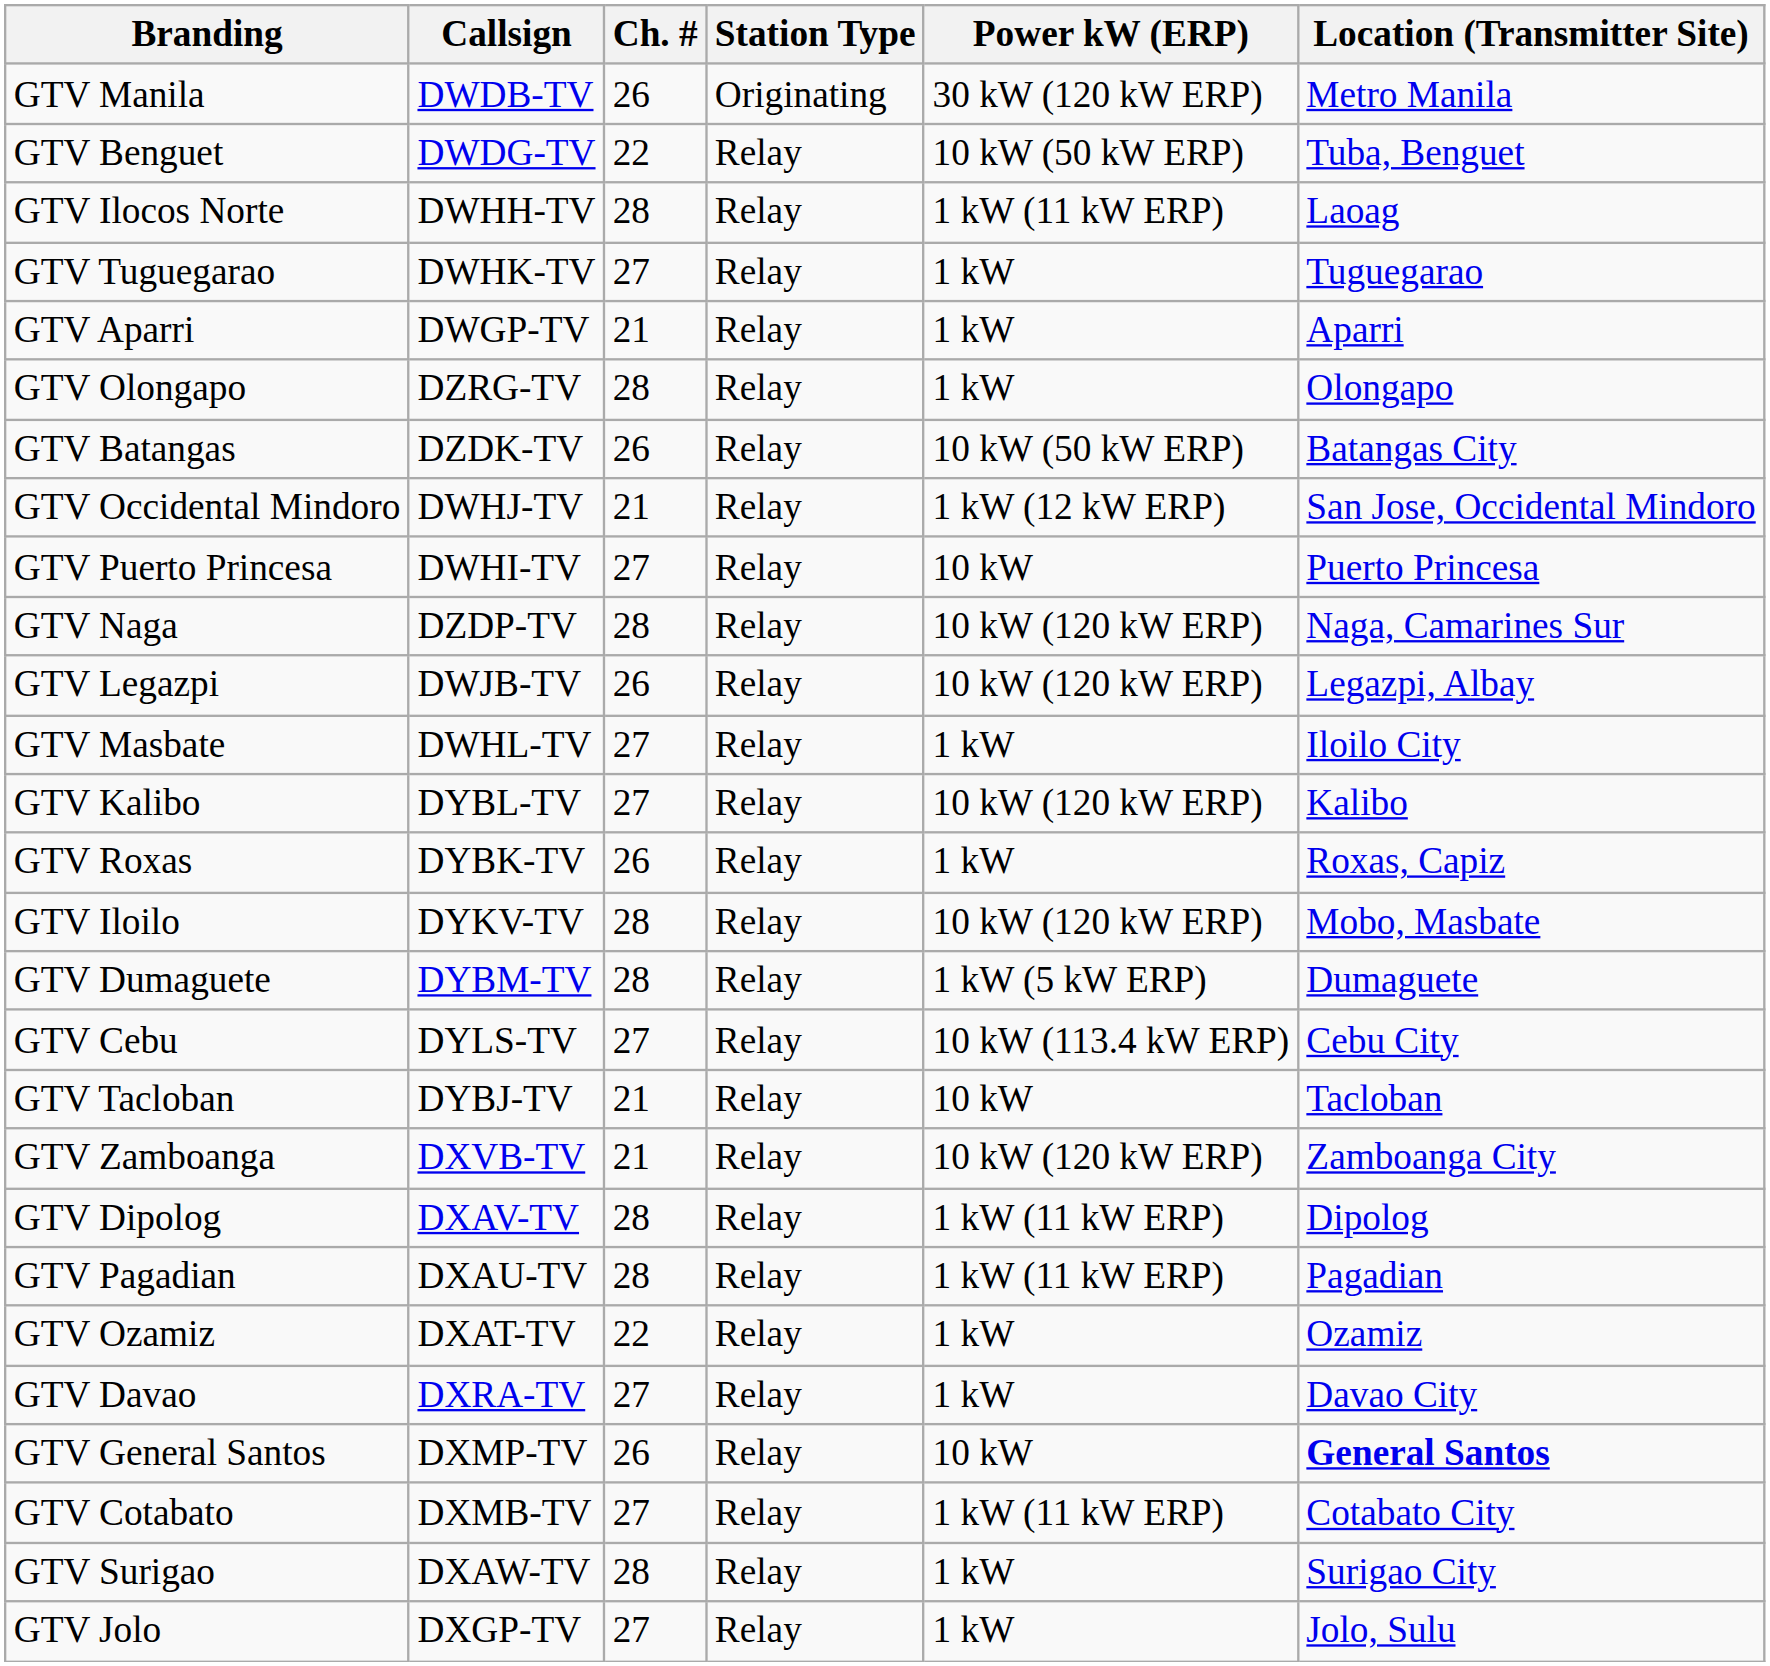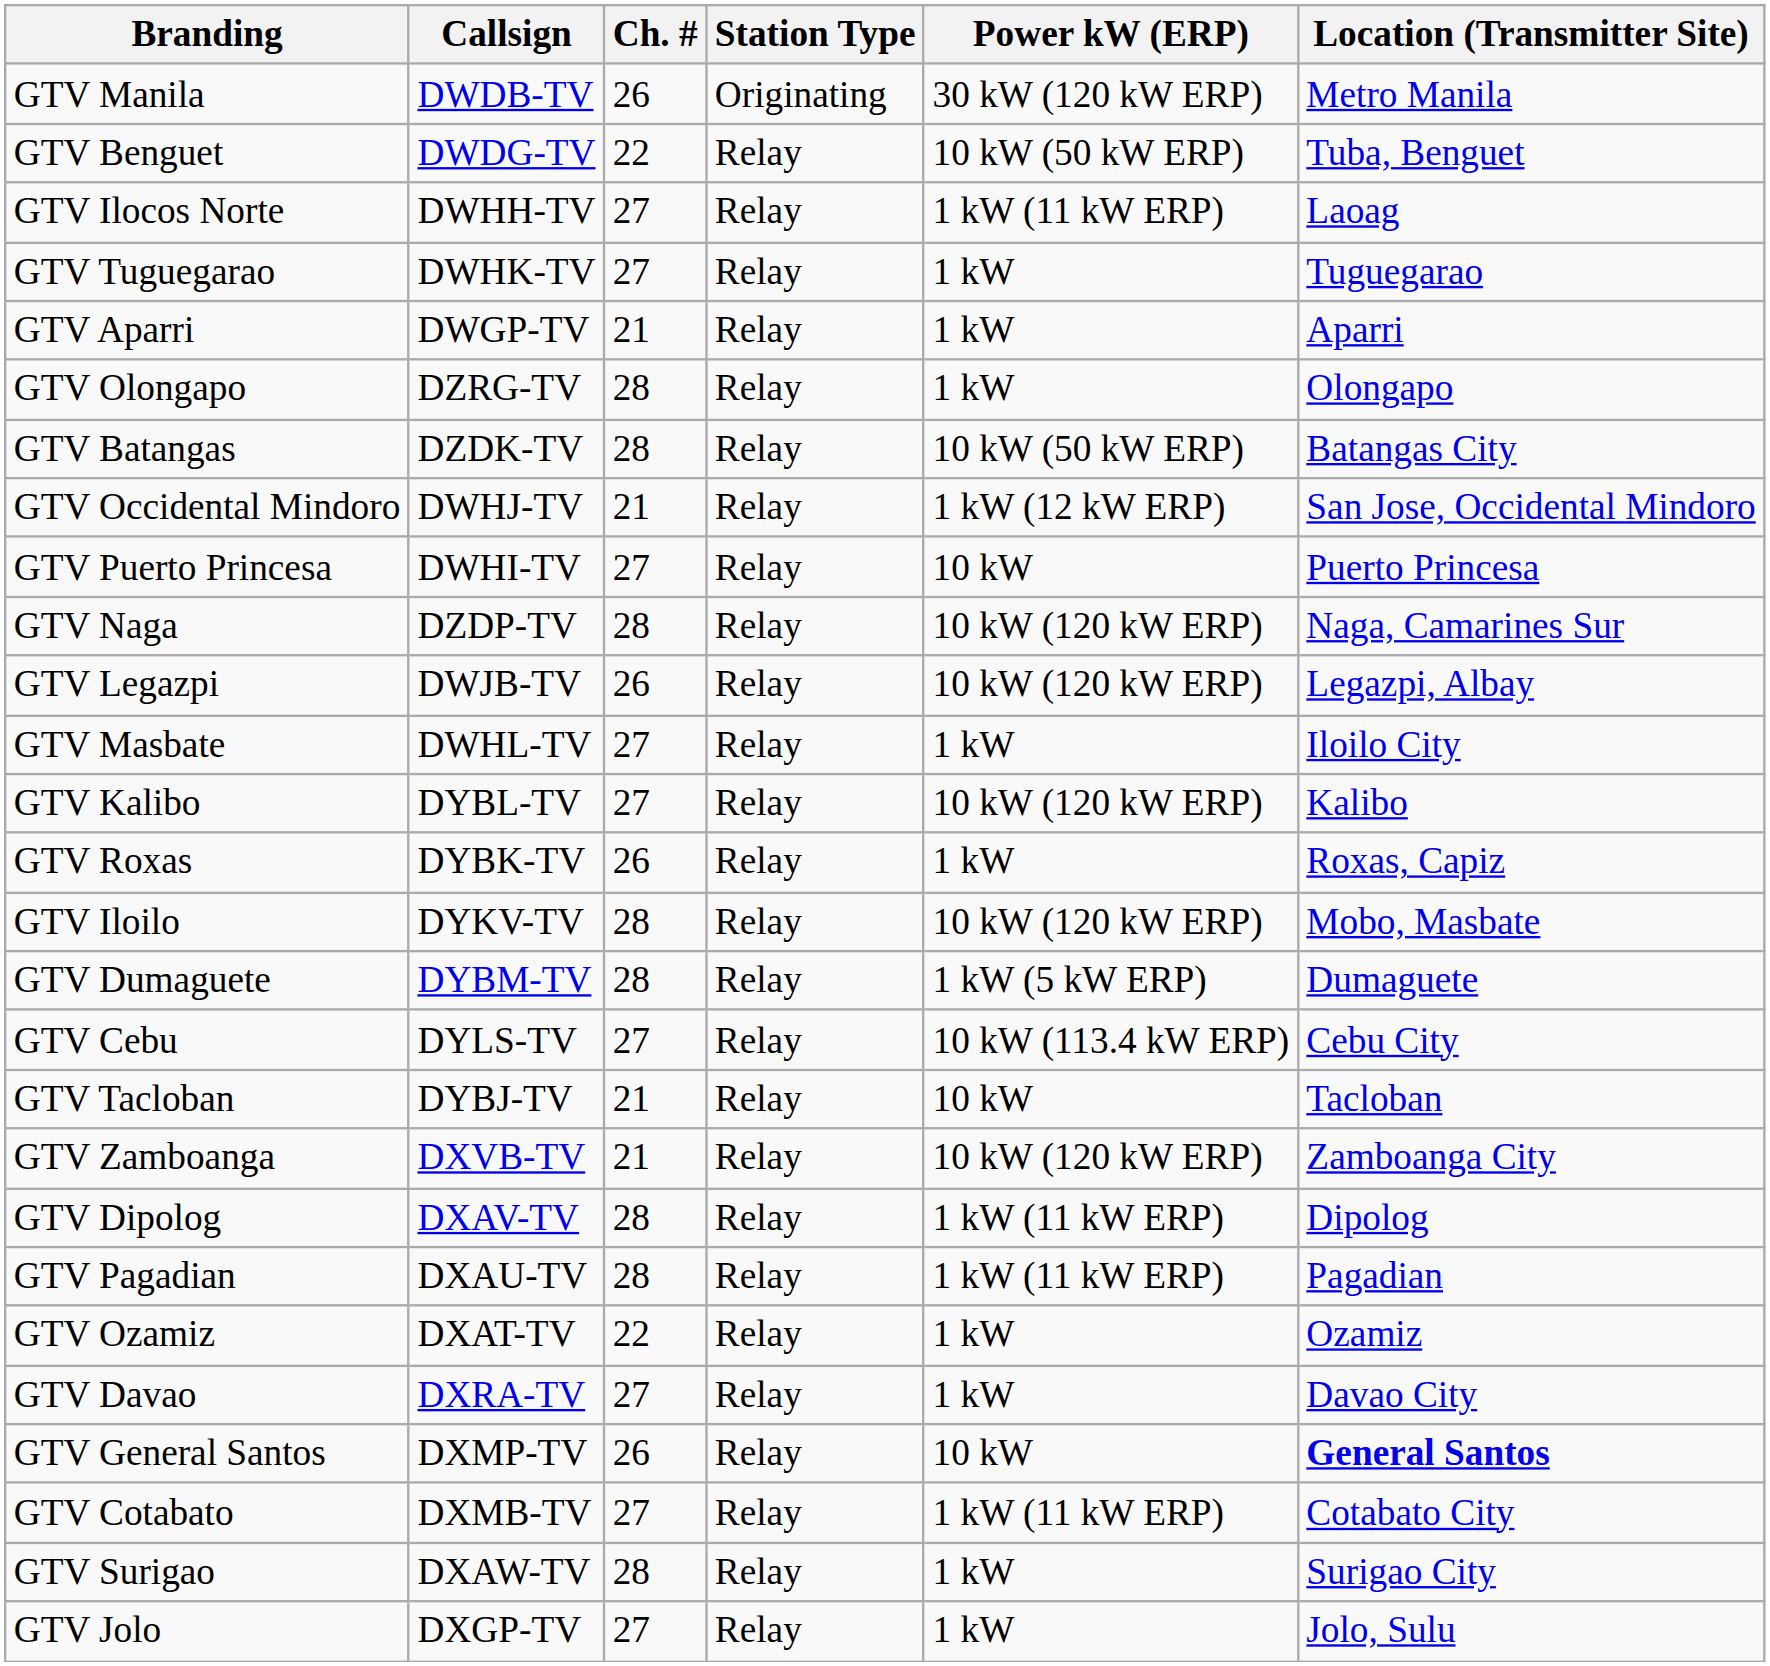(631, 211) 28 -> (631, 211) 27
(631, 447) 26 -> (631, 447) 28
